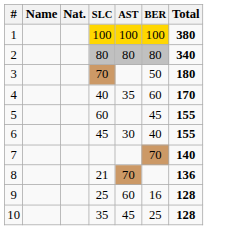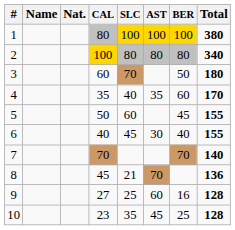+ column: (103, 15)
